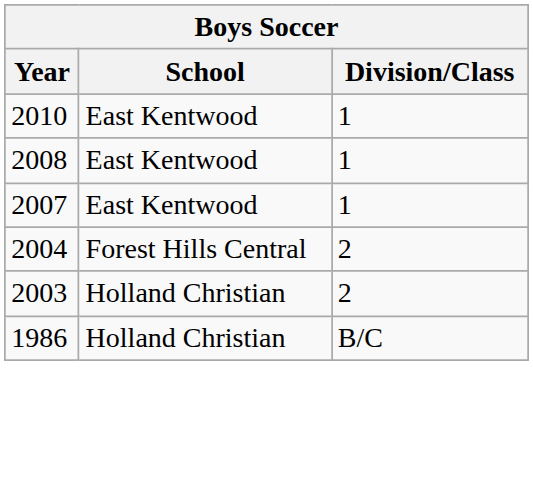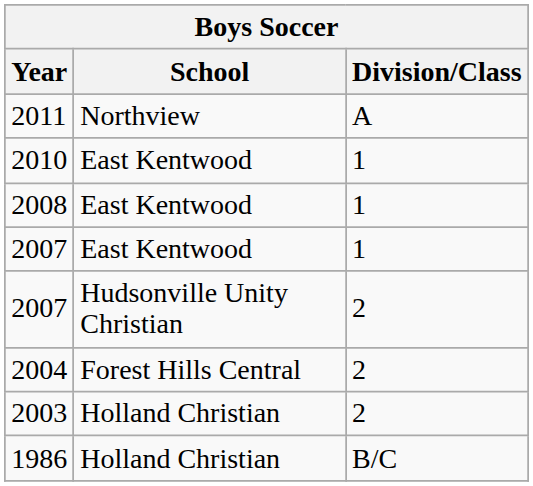+ row: (39, 115)
+ row: (39, 308)
